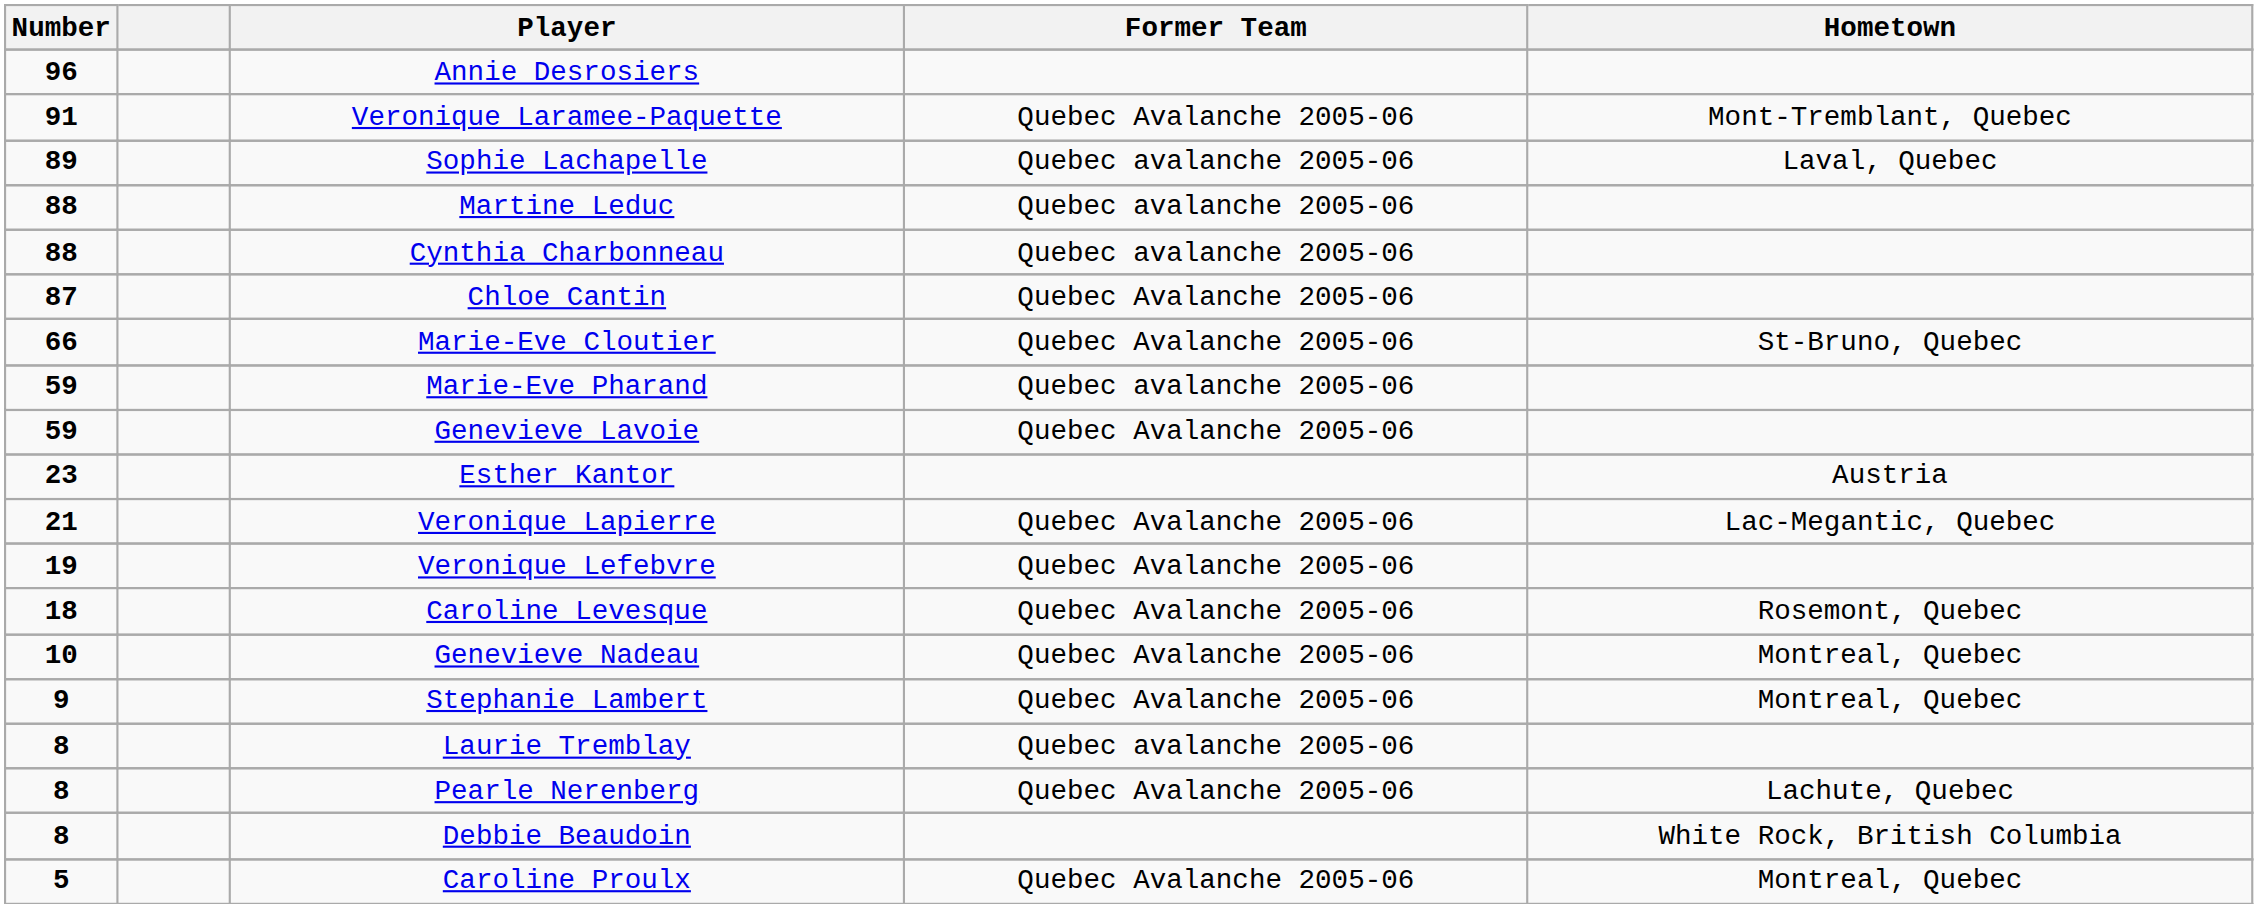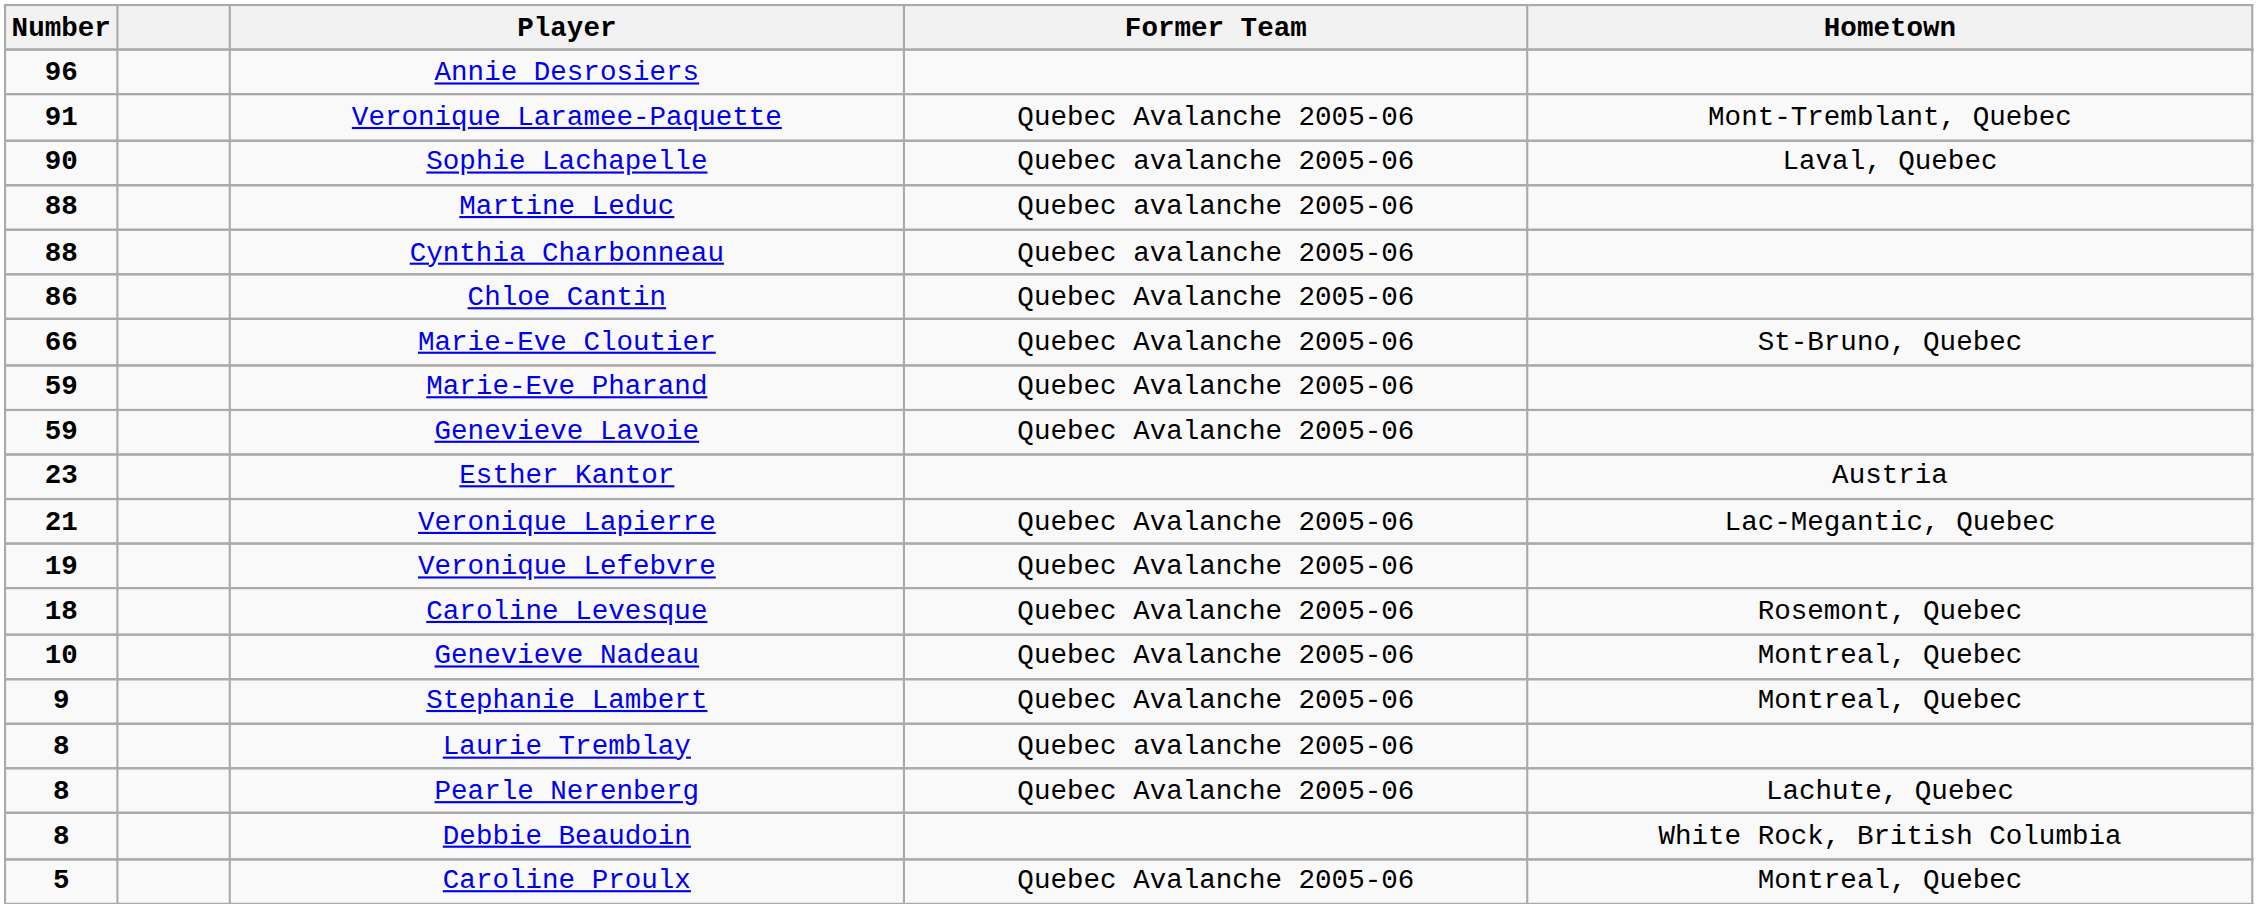(61, 162) 89 -> (61, 162) 90
(61, 297) 87 -> (61, 297) 86
(1216, 387) Quebec avalanche 2005-06 -> (1216, 387) Quebec Avalanche 2005-06
